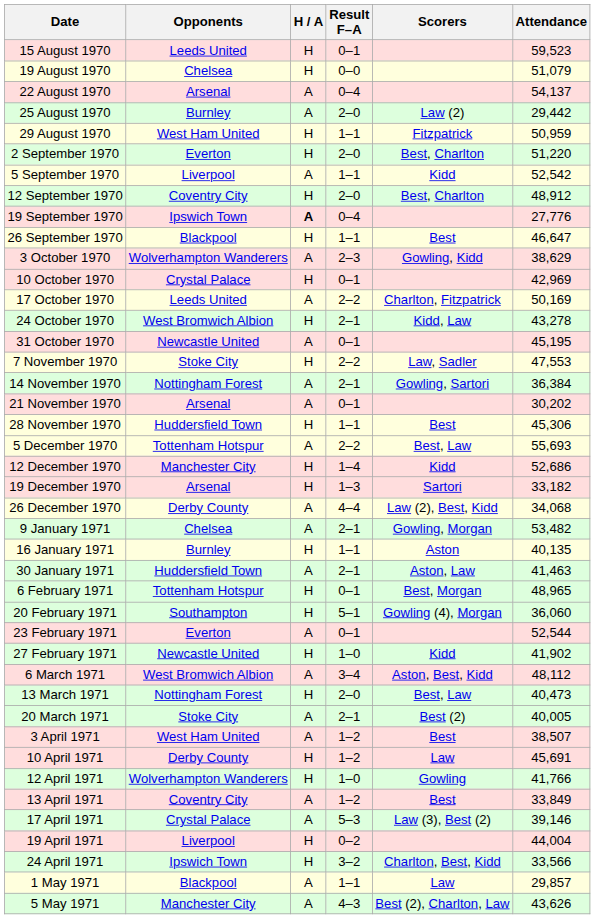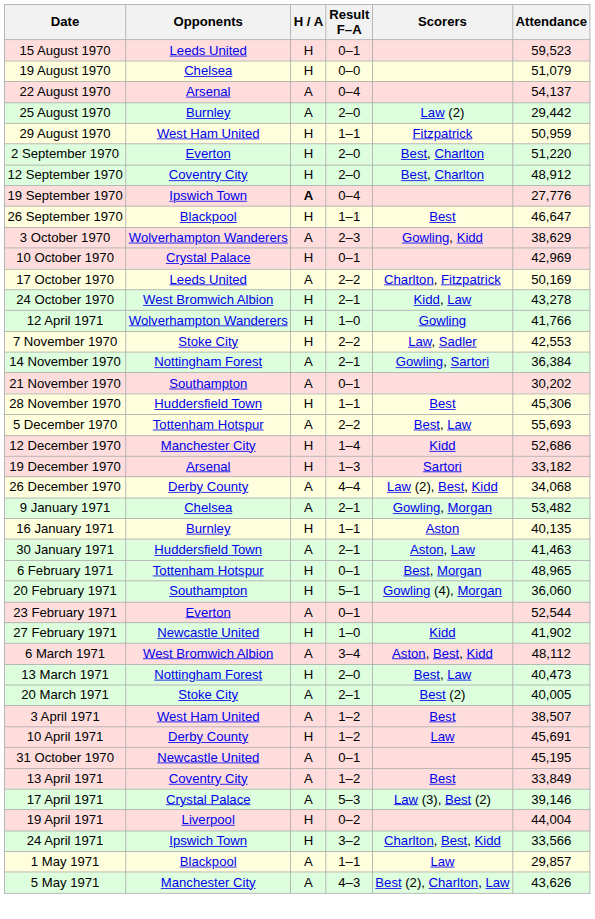- row: (65, 175)
rows swapped: (65, 341) <-> (65, 778)
(551, 362) 47,553 -> (551, 341) 42,553
(208, 404) Arsenal -> (208, 383) Southampton
